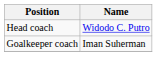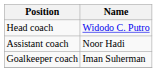+ row: (38, 43)
